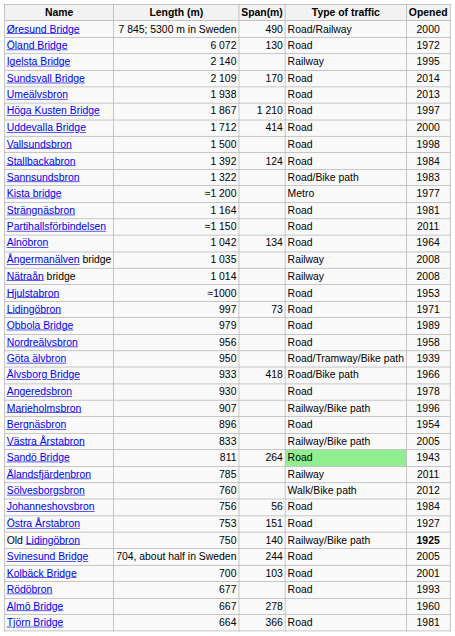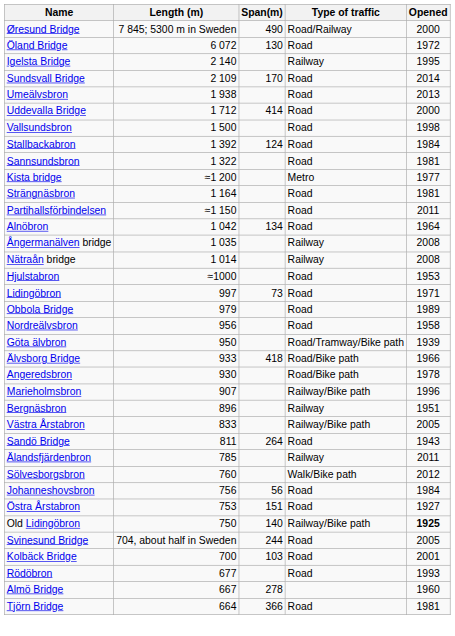- row: (53, 111)
(323, 177) Road/Bike path -> (300, 161) Road
(428, 177) 1983 -> (428, 161) 1981
(300, 392) Road -> (323, 375) Road/Bike path
(300, 425) Road -> (306, 408) Railway
(428, 425) 1954 -> (428, 408) 1951
(300, 458) lightgreen background -> (300, 441) no background
